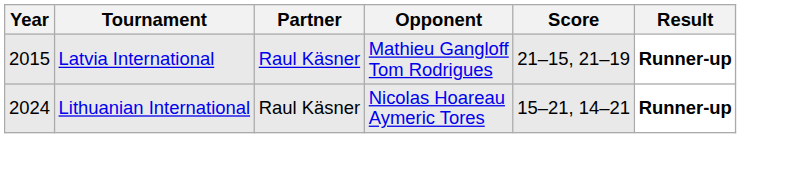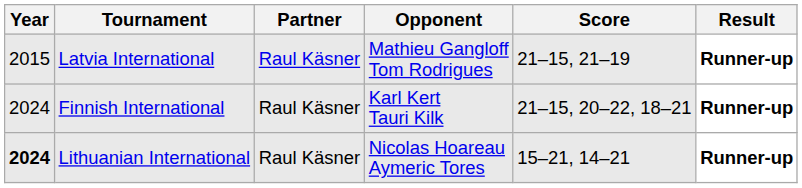+ row: (142, 109)
(29, 109) normal -> (29, 158) bold
